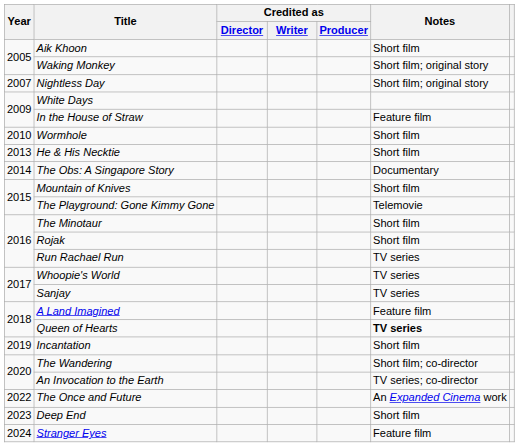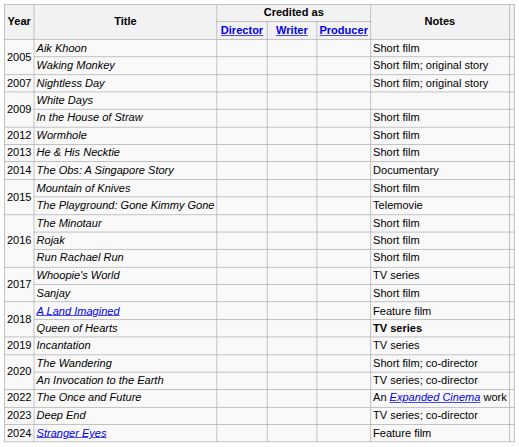(402, 118) Feature film -> (396, 118) Short film
(19, 135) 2010 -> (19, 135) 2012
(396, 258) TV series -> (396, 258) Short film
(396, 293) TV series -> (396, 293) Short film
(396, 345) Short film -> (396, 345) TV series
(396, 415) Short film -> (425, 415) TV series; co-director
